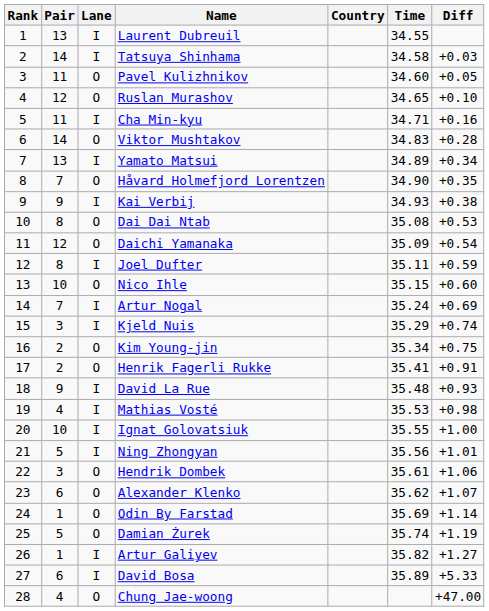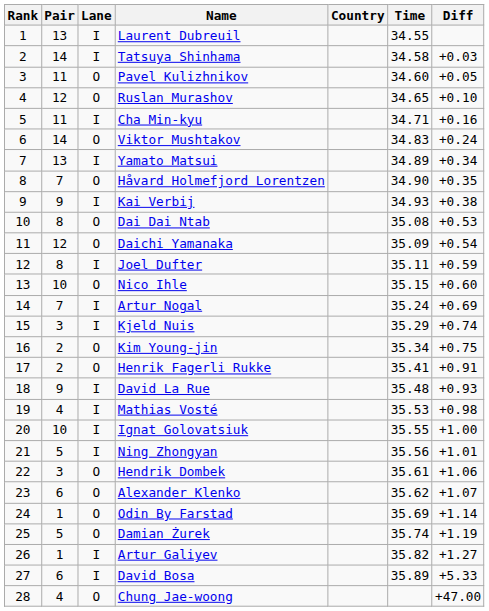(458, 139) +0.28 -> (458, 139) +0.24
